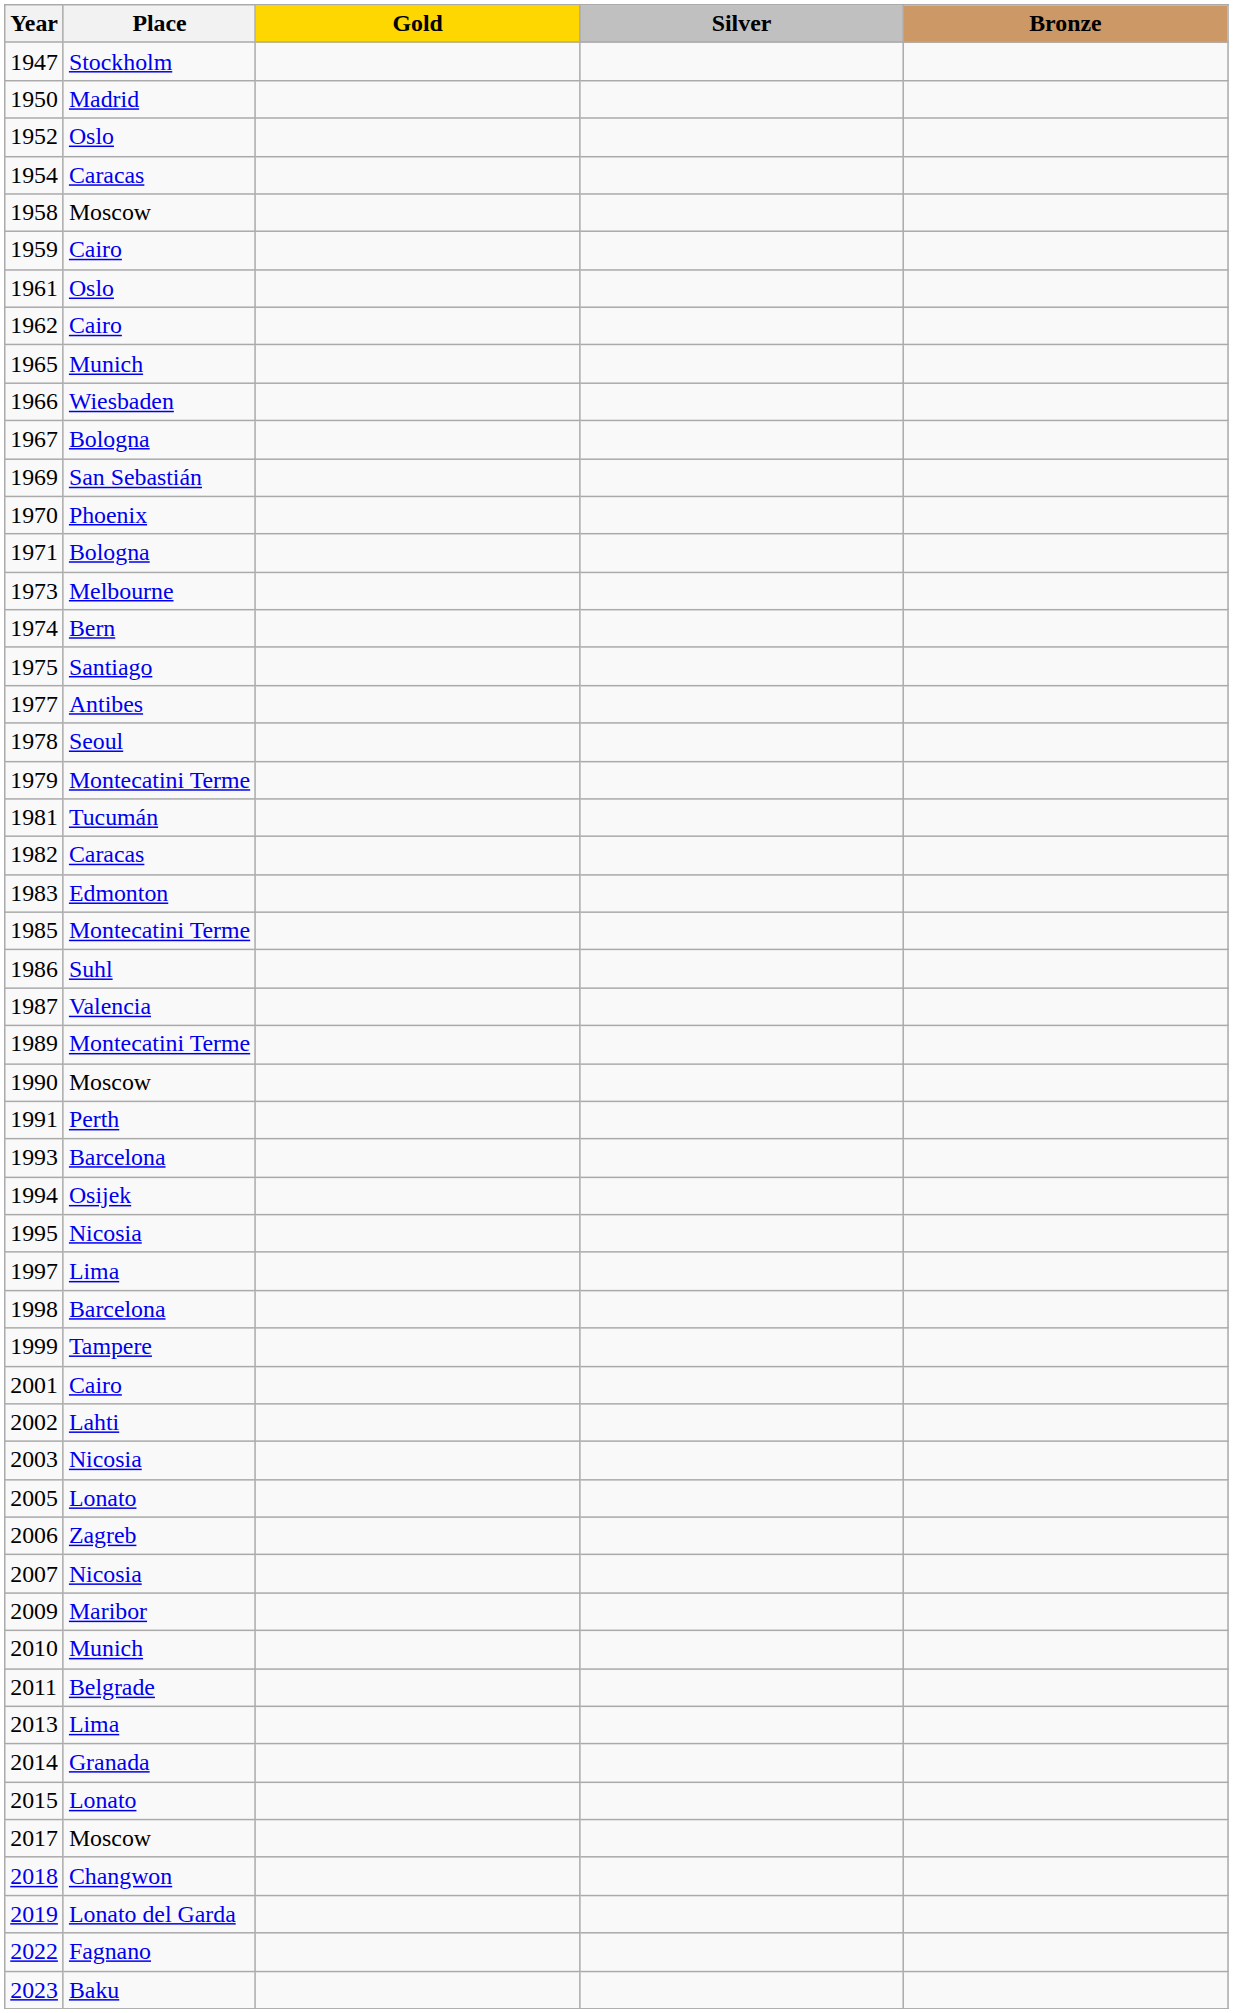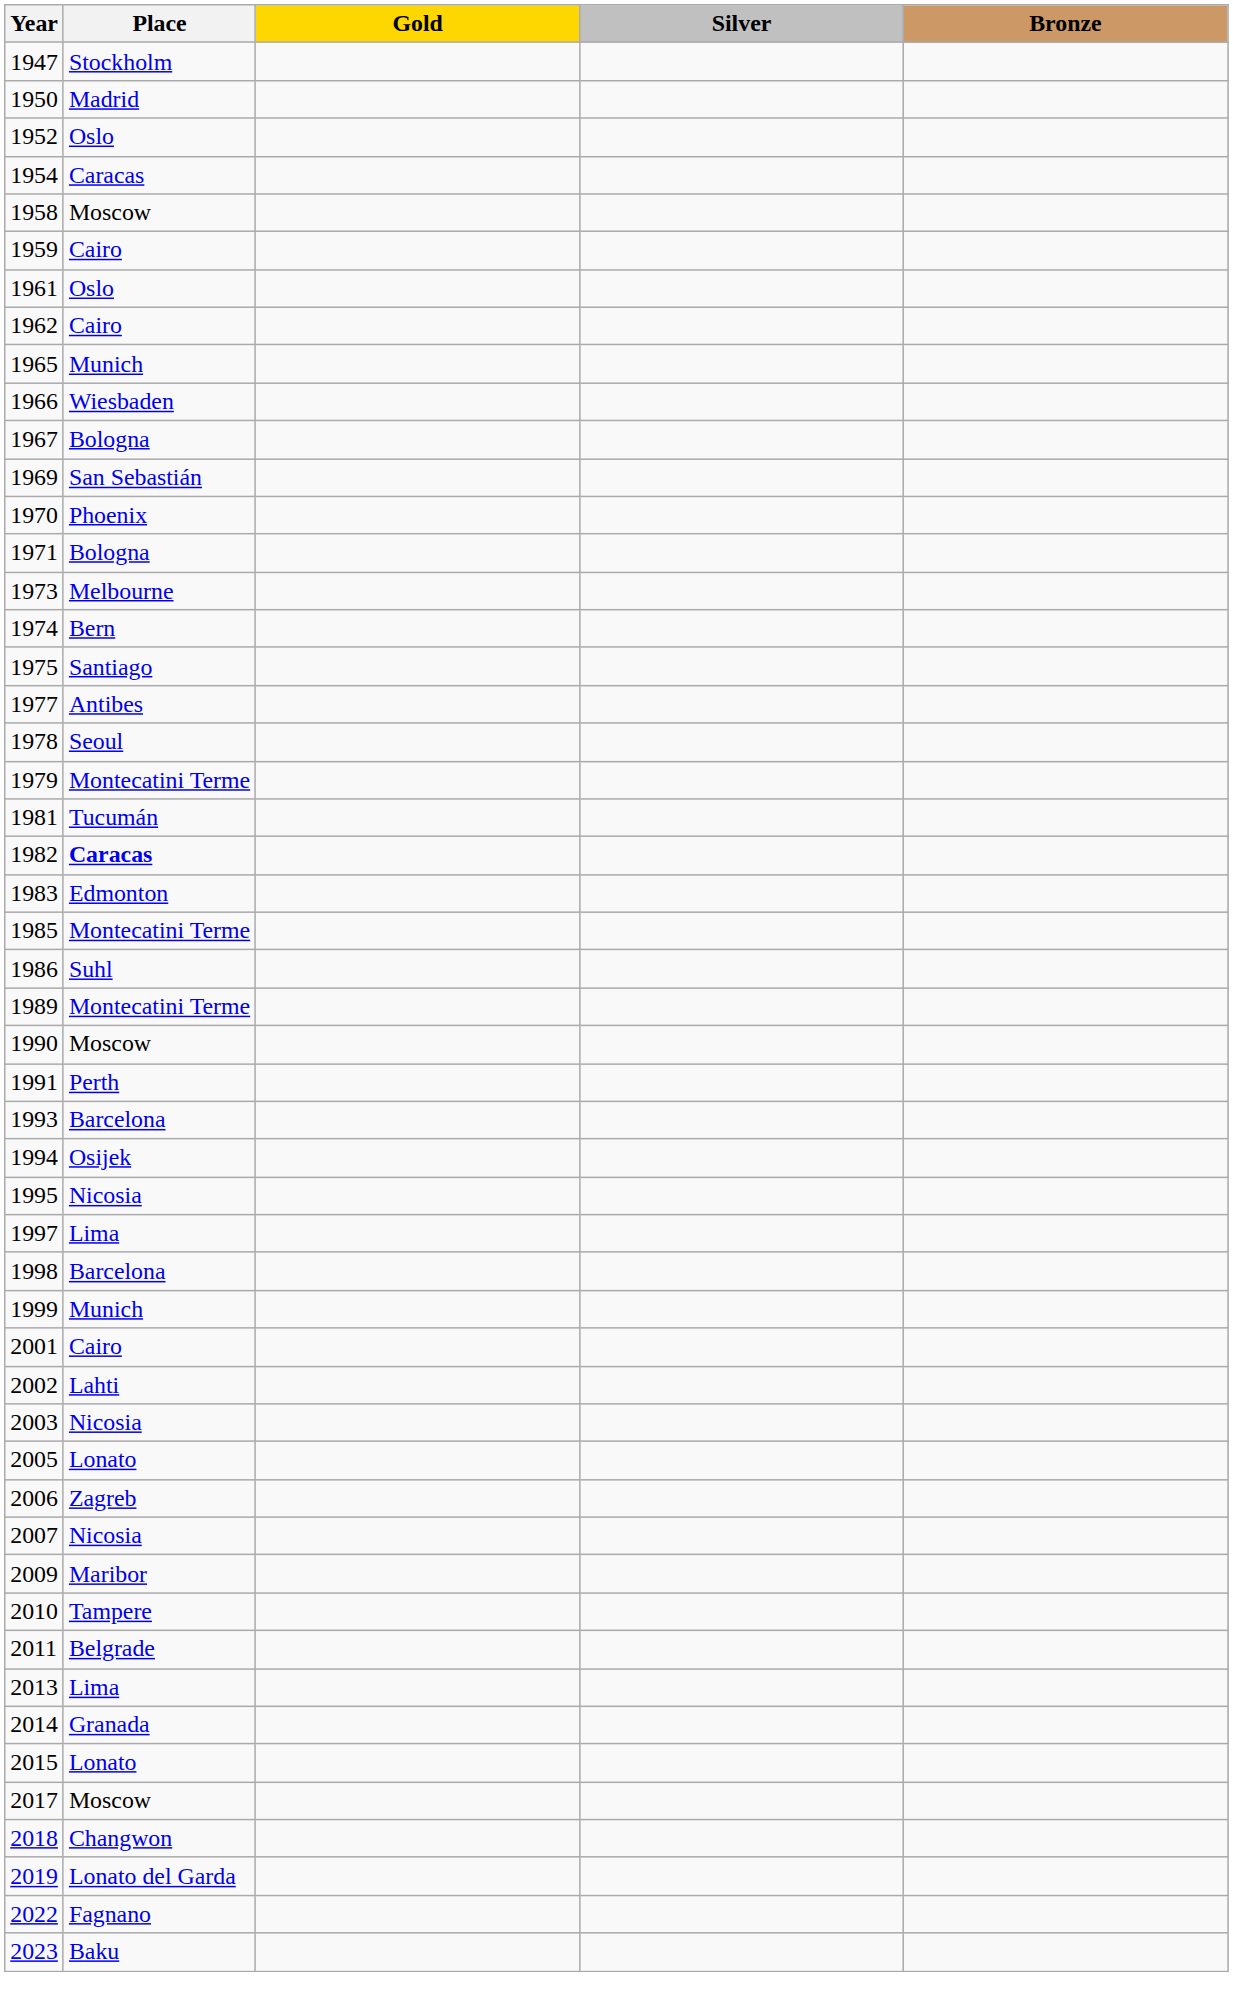(107, 855) normal -> (111, 855) bold
- row: (34, 1006)
(110, 1346) Tampere -> (106, 1308) Munich
(106, 1649) Munich -> (110, 1611) Tampere
